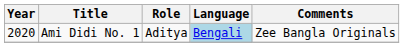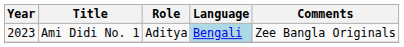(21, 33) 2020 -> (21, 33) 2023
